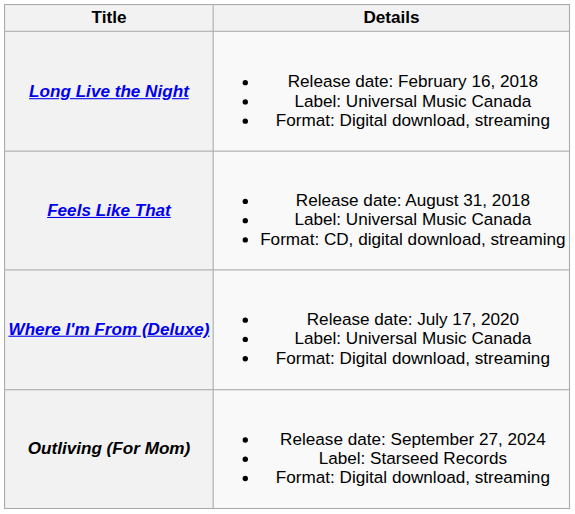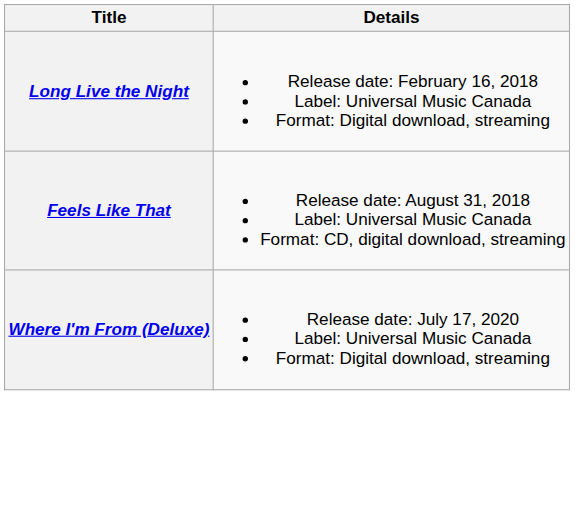- row: (109, 448)
